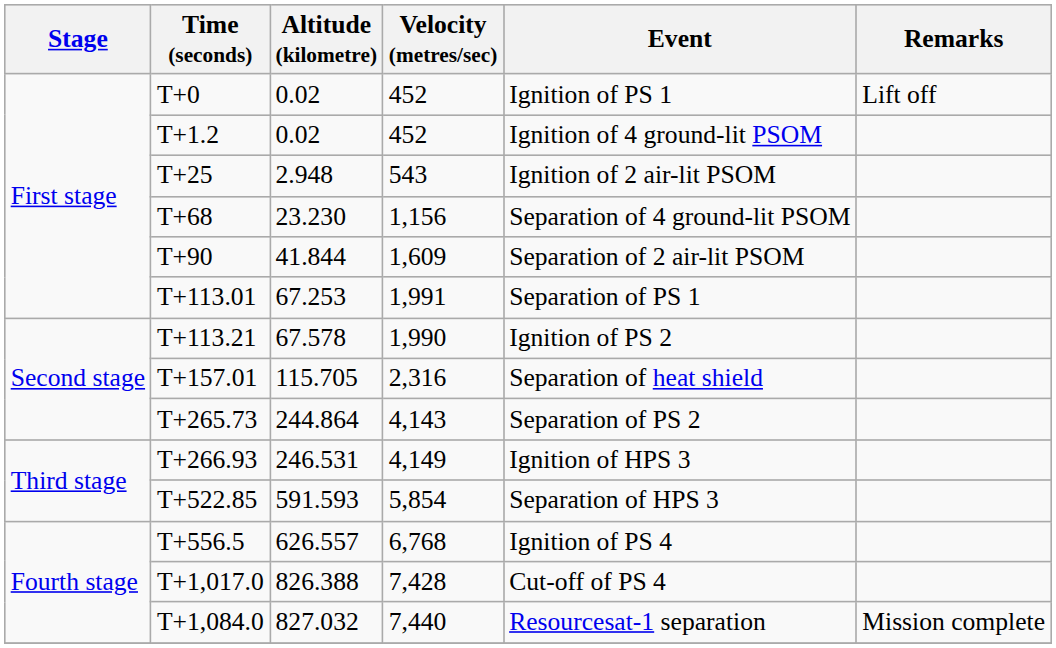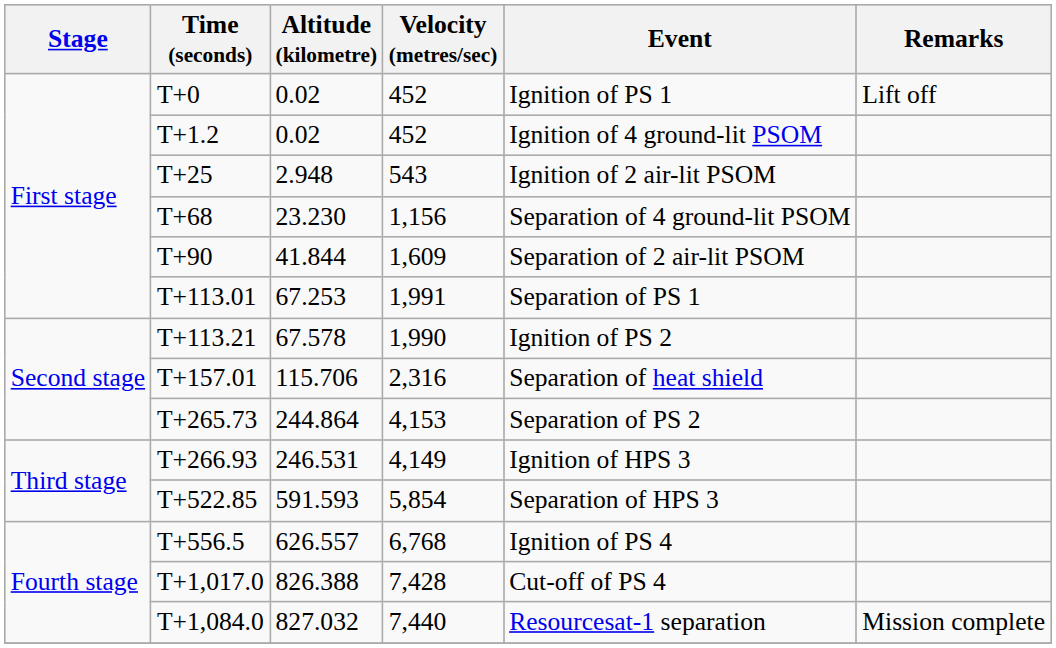(317, 378) 115.705 -> (317, 378) 115.706
(418, 418) 4,143 -> (418, 418) 4,153
